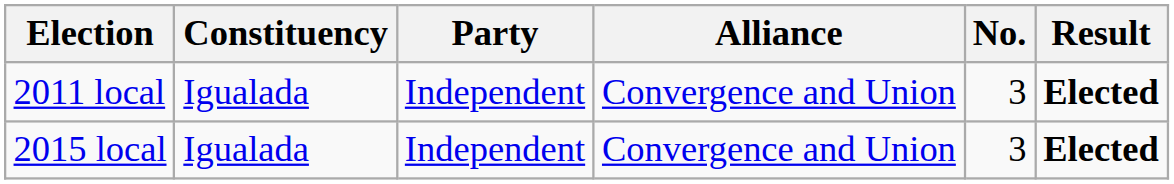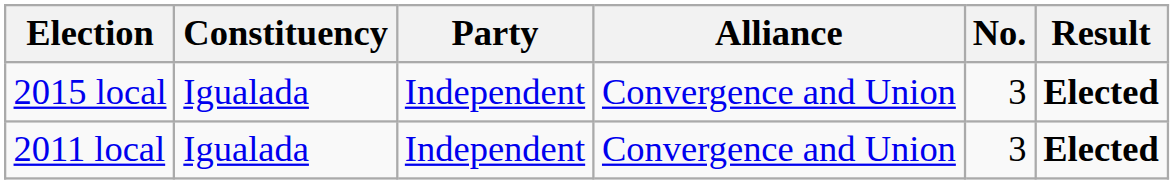rows swapped: (89, 91) <-> (90, 149)
